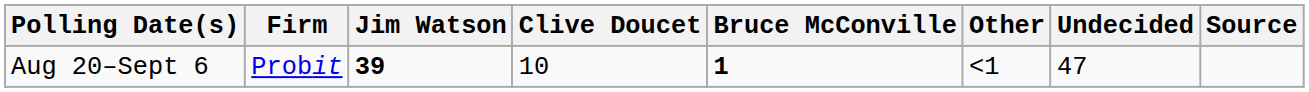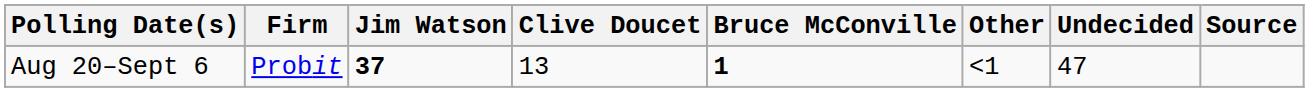(370, 67) 39 -> (370, 67) 37
(534, 67) 10 -> (534, 67) 13
